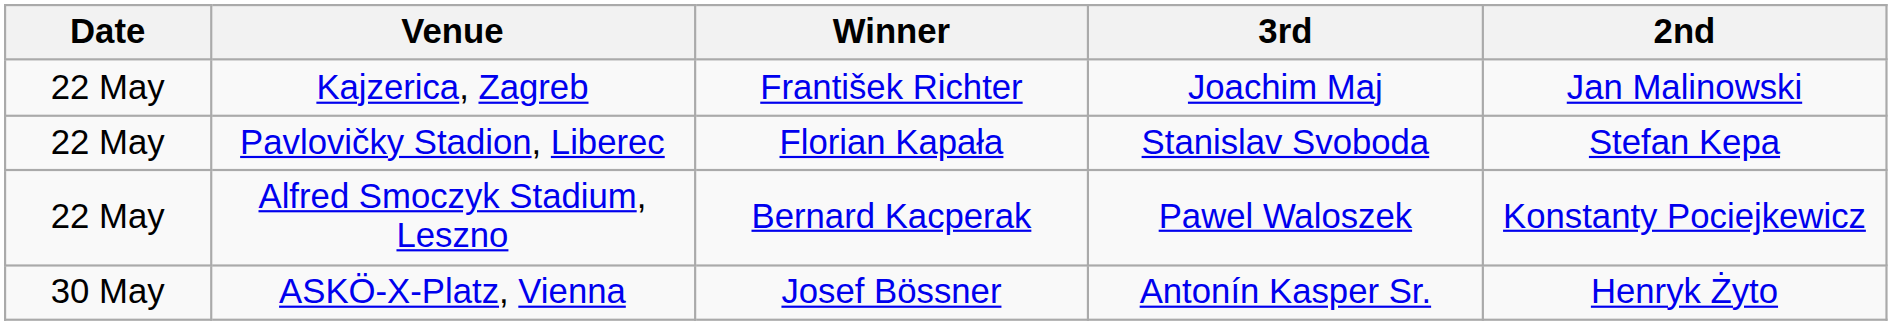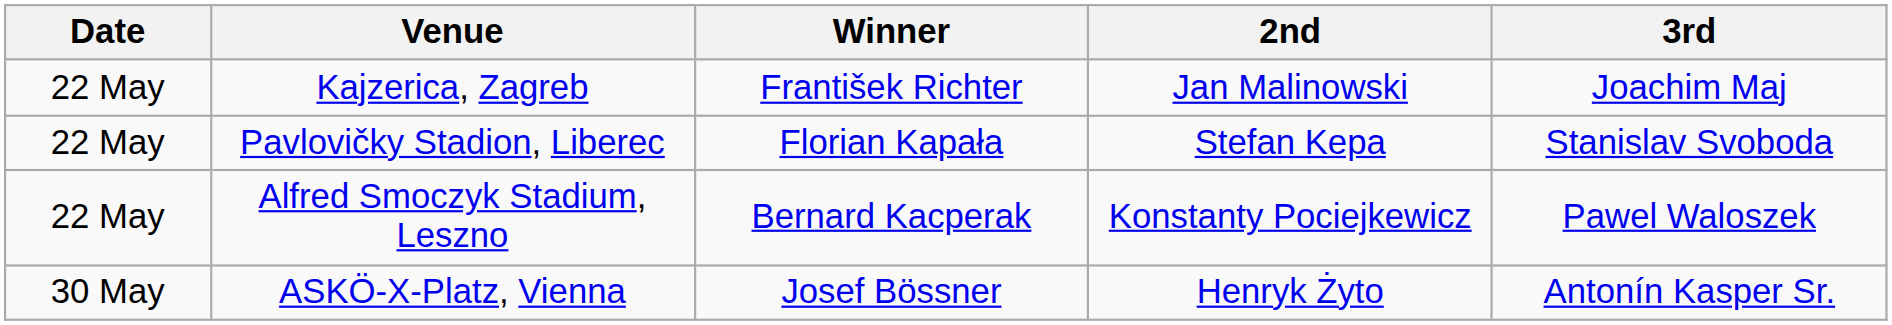columns swapped: (1684, 32) <-> (1285, 32)
